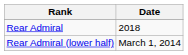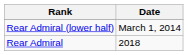rows swapped: (60, 43) <-> (35, 27)
